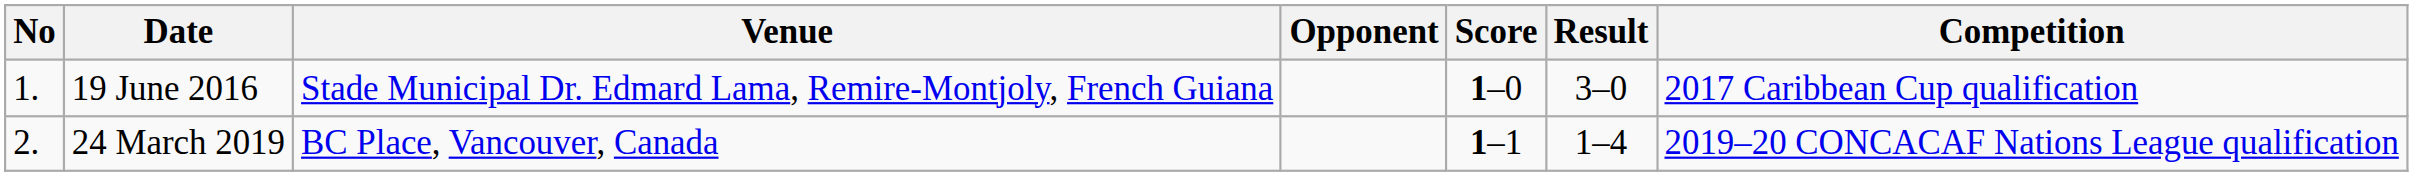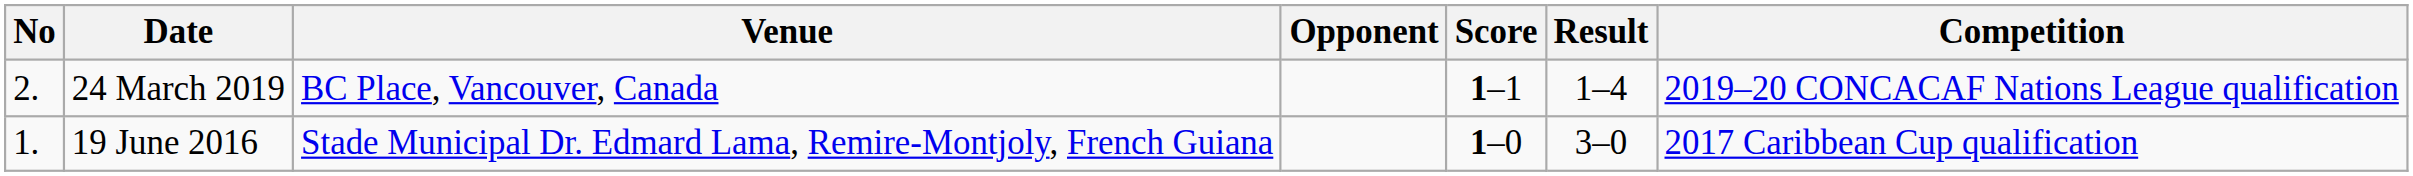rows swapped: (165, 87) <-> (178, 142)
